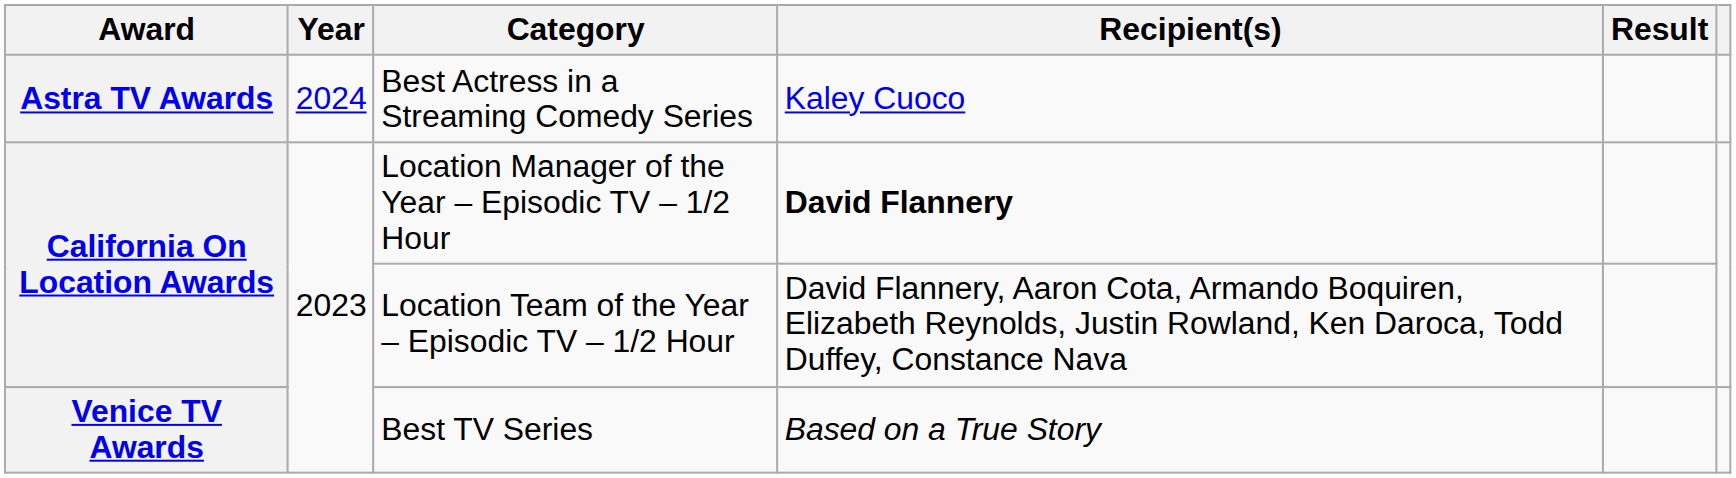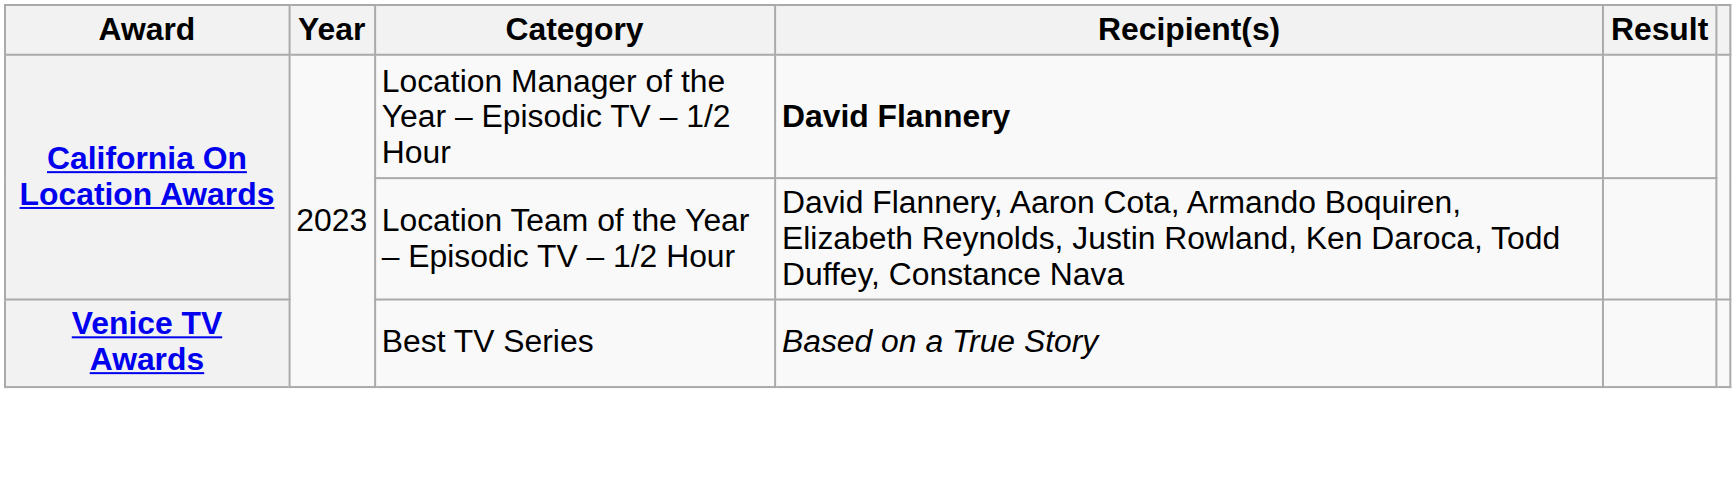- row: (567, 98)
